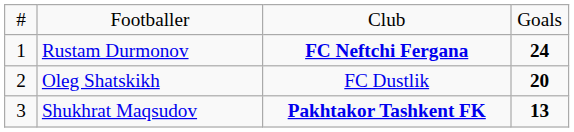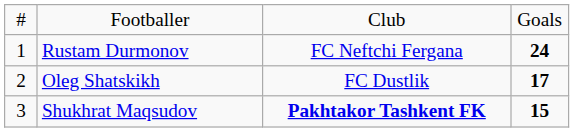(387, 50) bold -> (387, 50) normal
(540, 80) 20 -> (540, 80) 17
(540, 111) 13 -> (540, 111) 15
